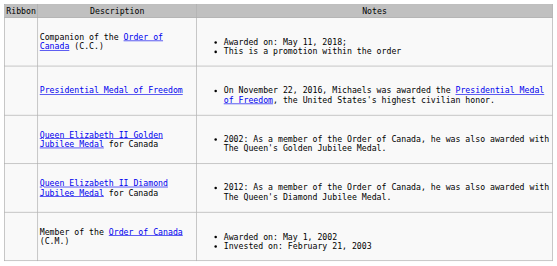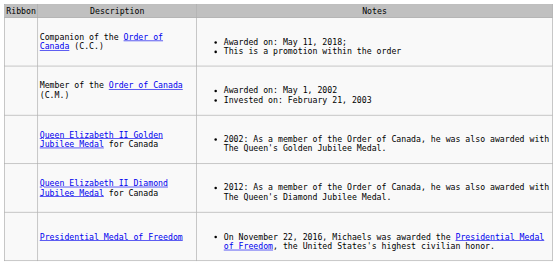rows swapped: (111, 236) <-> (111, 91)
